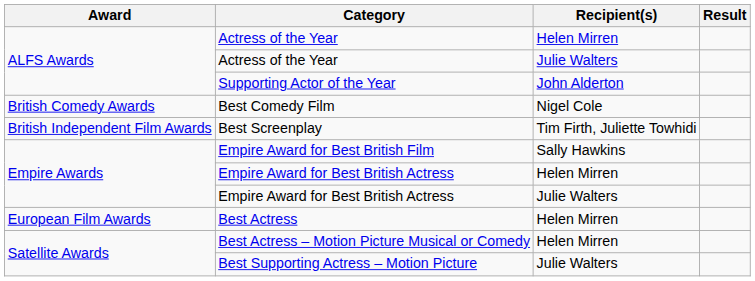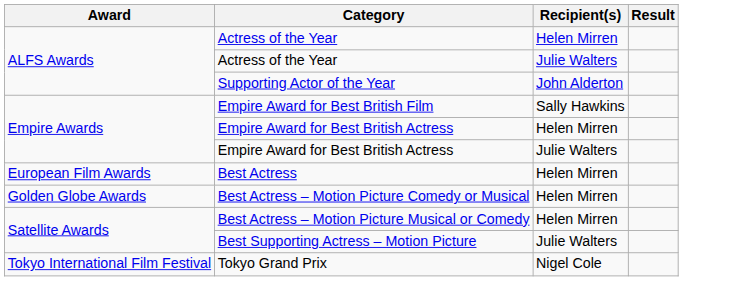- row: (276, 106)
- row: (270, 128)
+ row: (374, 196)
+ row: (272, 264)
